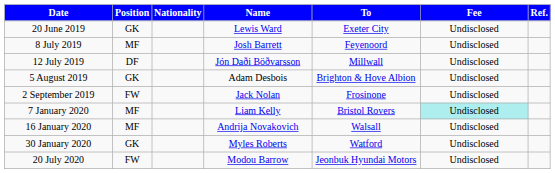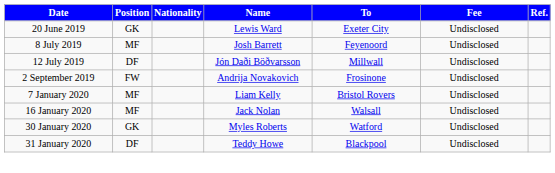- row: (58, 78)
(258, 95) Jack Nolan -> (258, 78) Andrija Novakovich
(474, 111) paleturquoise background -> (474, 95) no background
(258, 127) Andrija Novakovich -> (258, 111) Jack Nolan
+ row: (58, 144)
- row: (58, 160)
